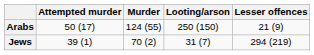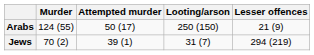columns swapped: (144, 12) <-> (80, 12)
